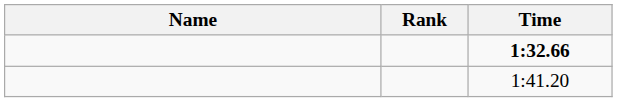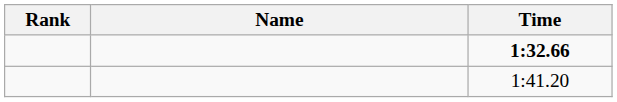columns swapped: (425, 19) <-> (193, 19)
